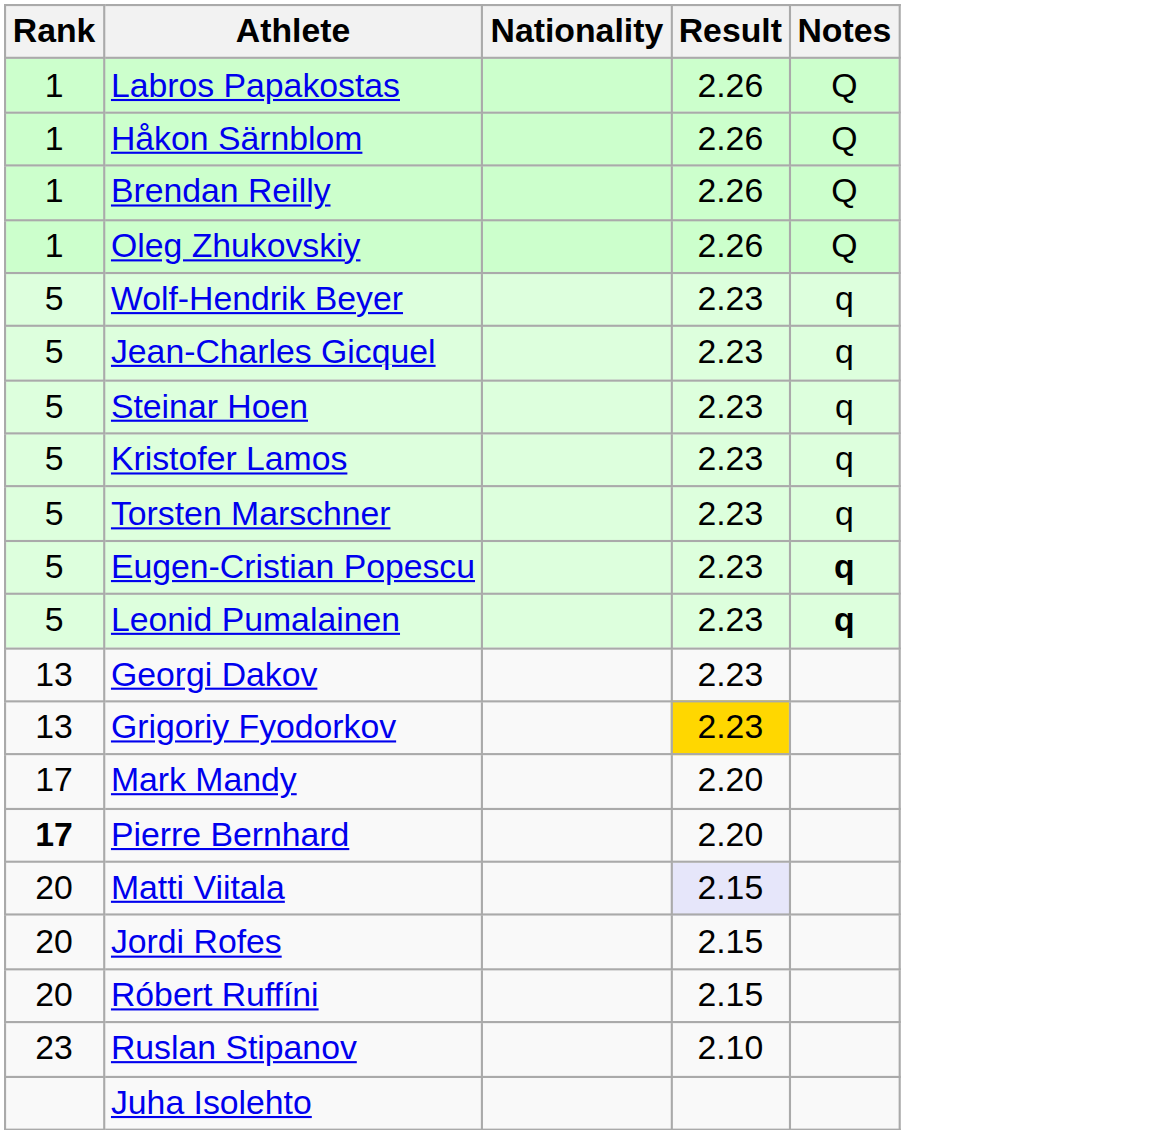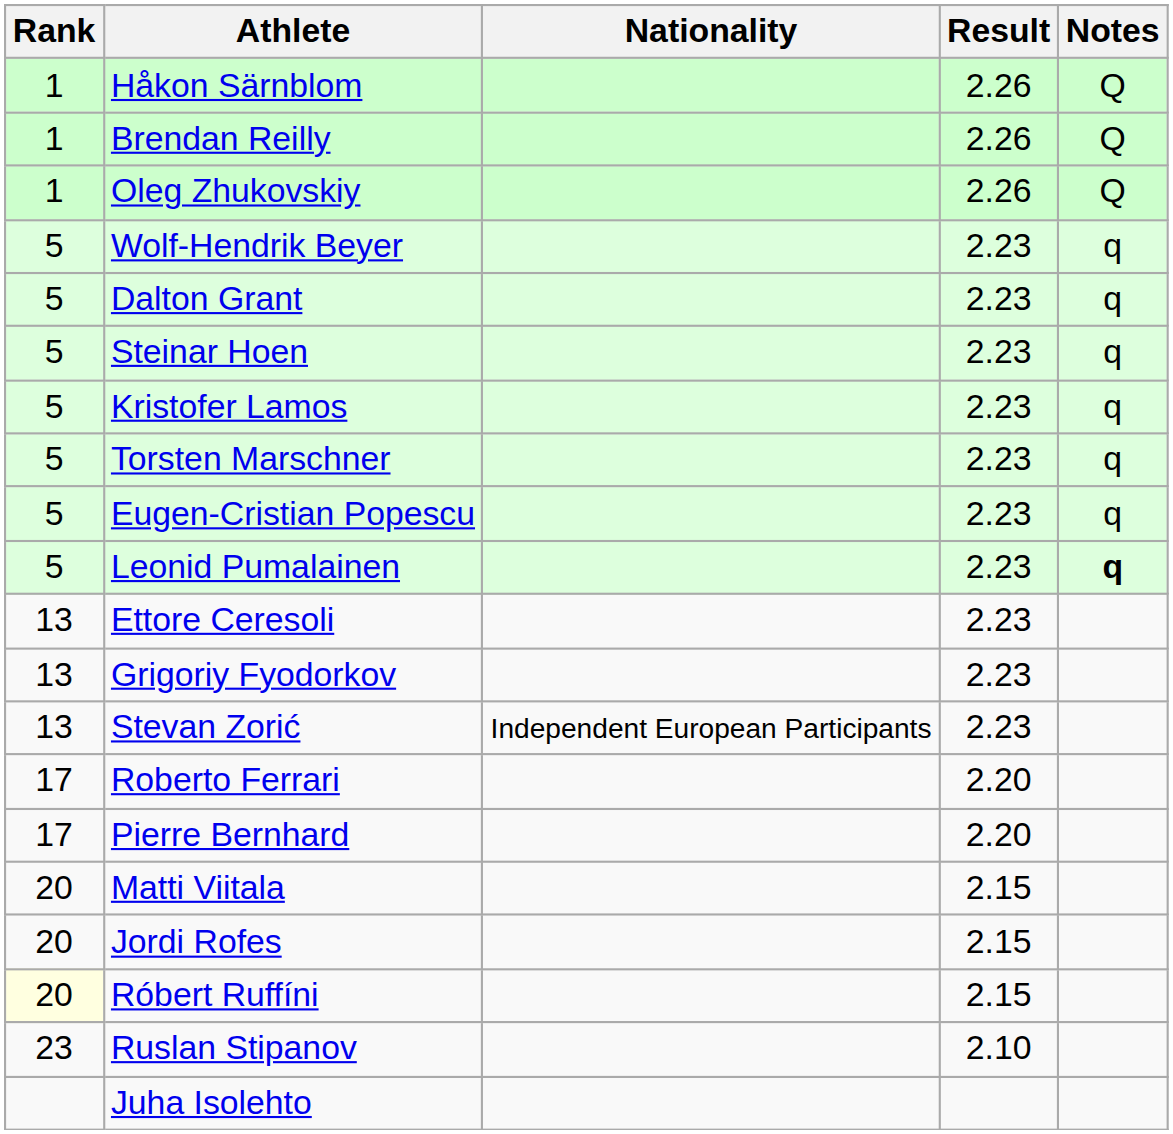- row: (255, 84)
- row: (273, 352)
+ row: (207, 298)
(844, 566) bold -> (1113, 513) normal
+ row: (223, 620)
- row: (214, 673)
(730, 727) gold background -> (999, 673) no background
+ row: (206, 727)
+ row: (225, 780)
- row: (204, 780)
(54, 834) bold -> (54, 834) normal
(730, 887) lavender background -> (999, 887) no background
(54, 995) no background -> (54, 995) lightyellow background
